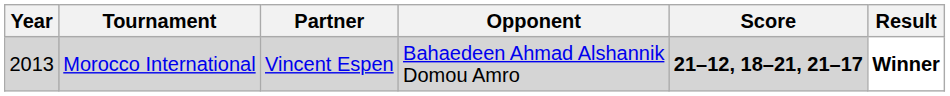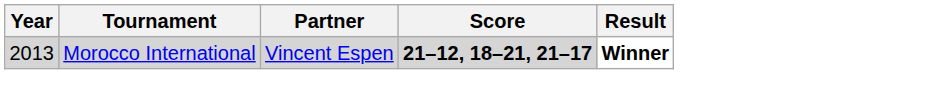- column: (534, 21)
